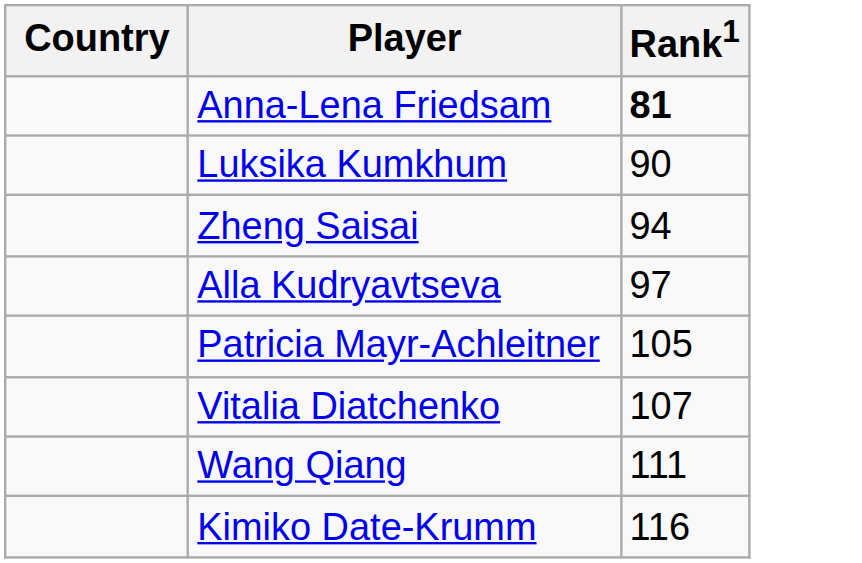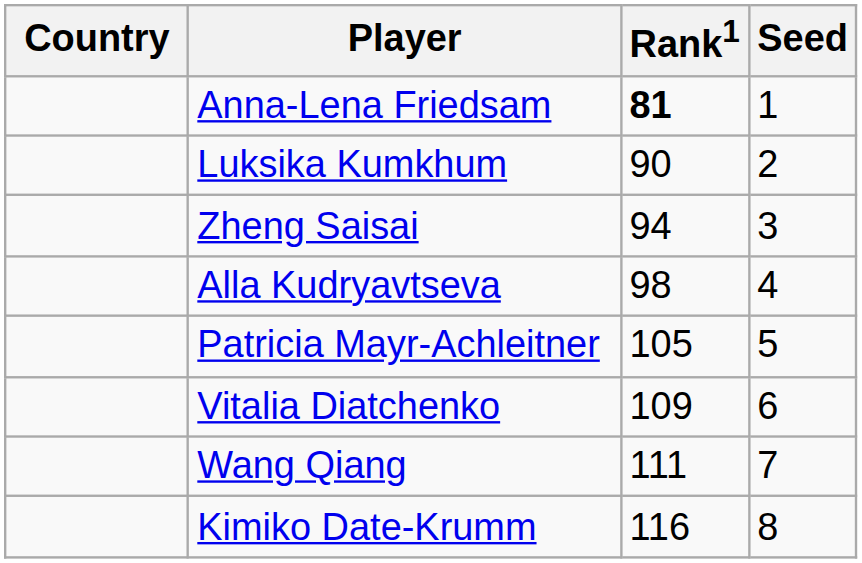+ column: (803, 39)
(651, 285) 97 -> (651, 285) 98
(661, 405) 107 -> (661, 405) 109
